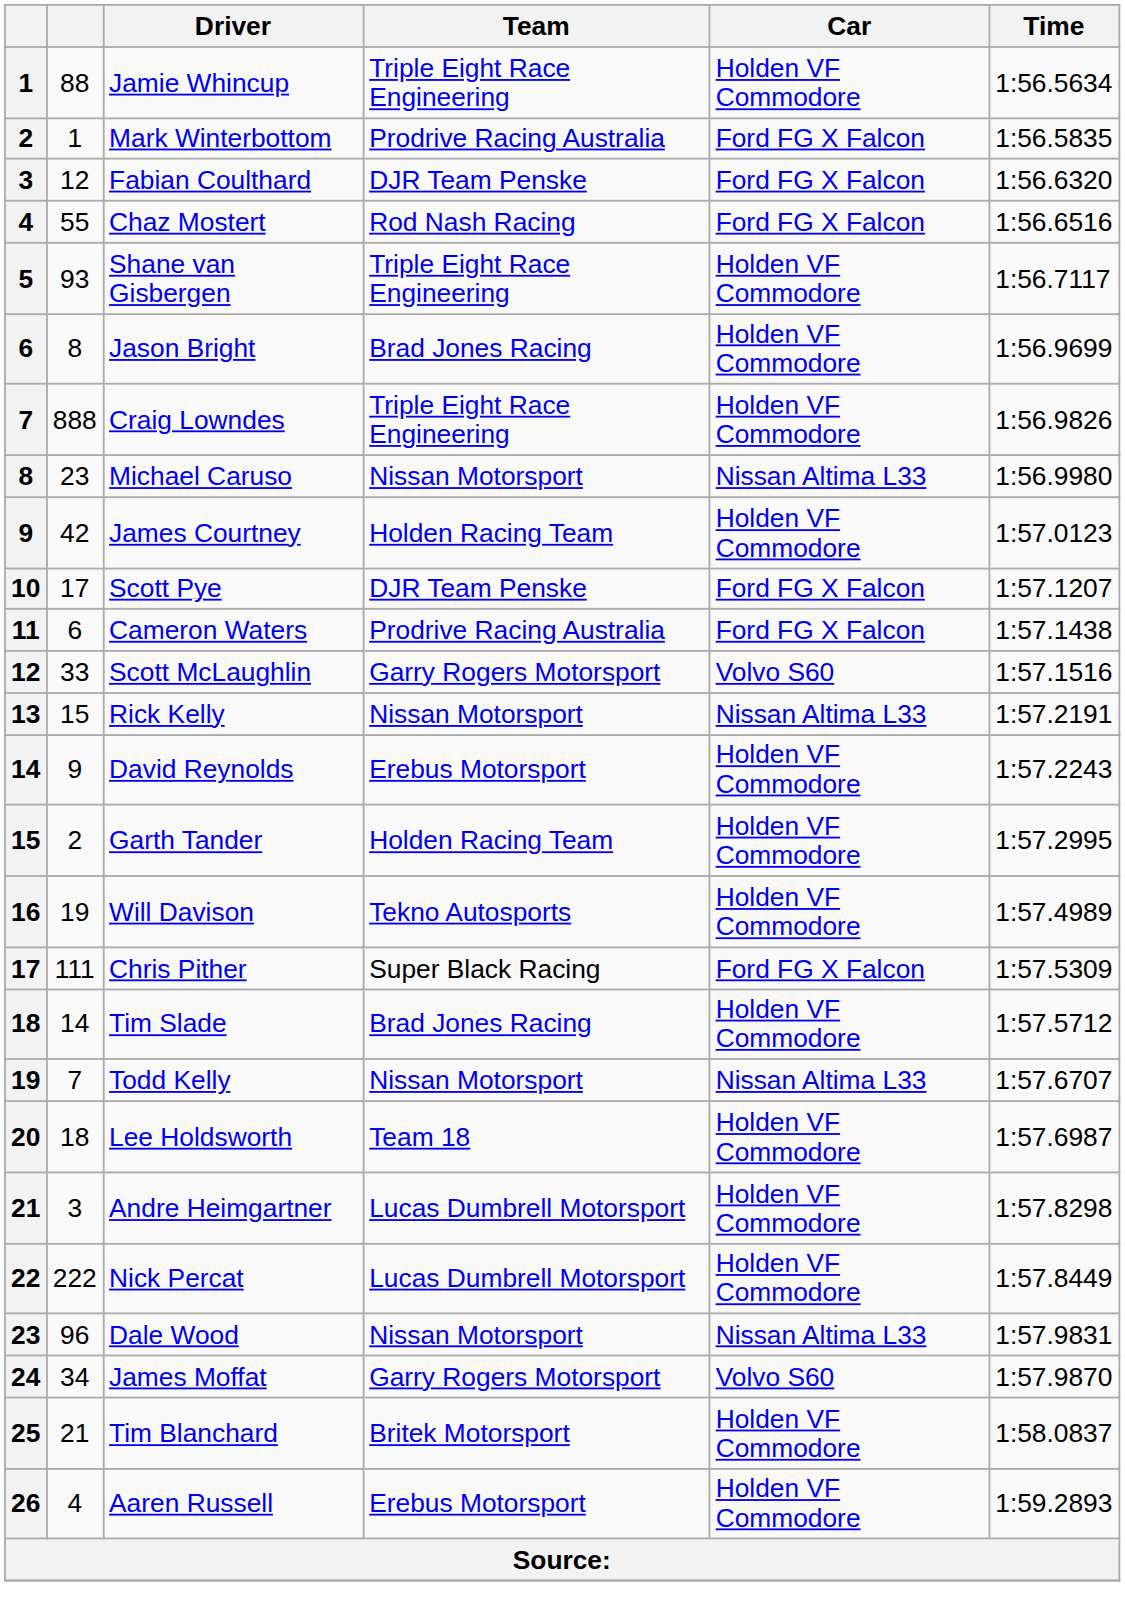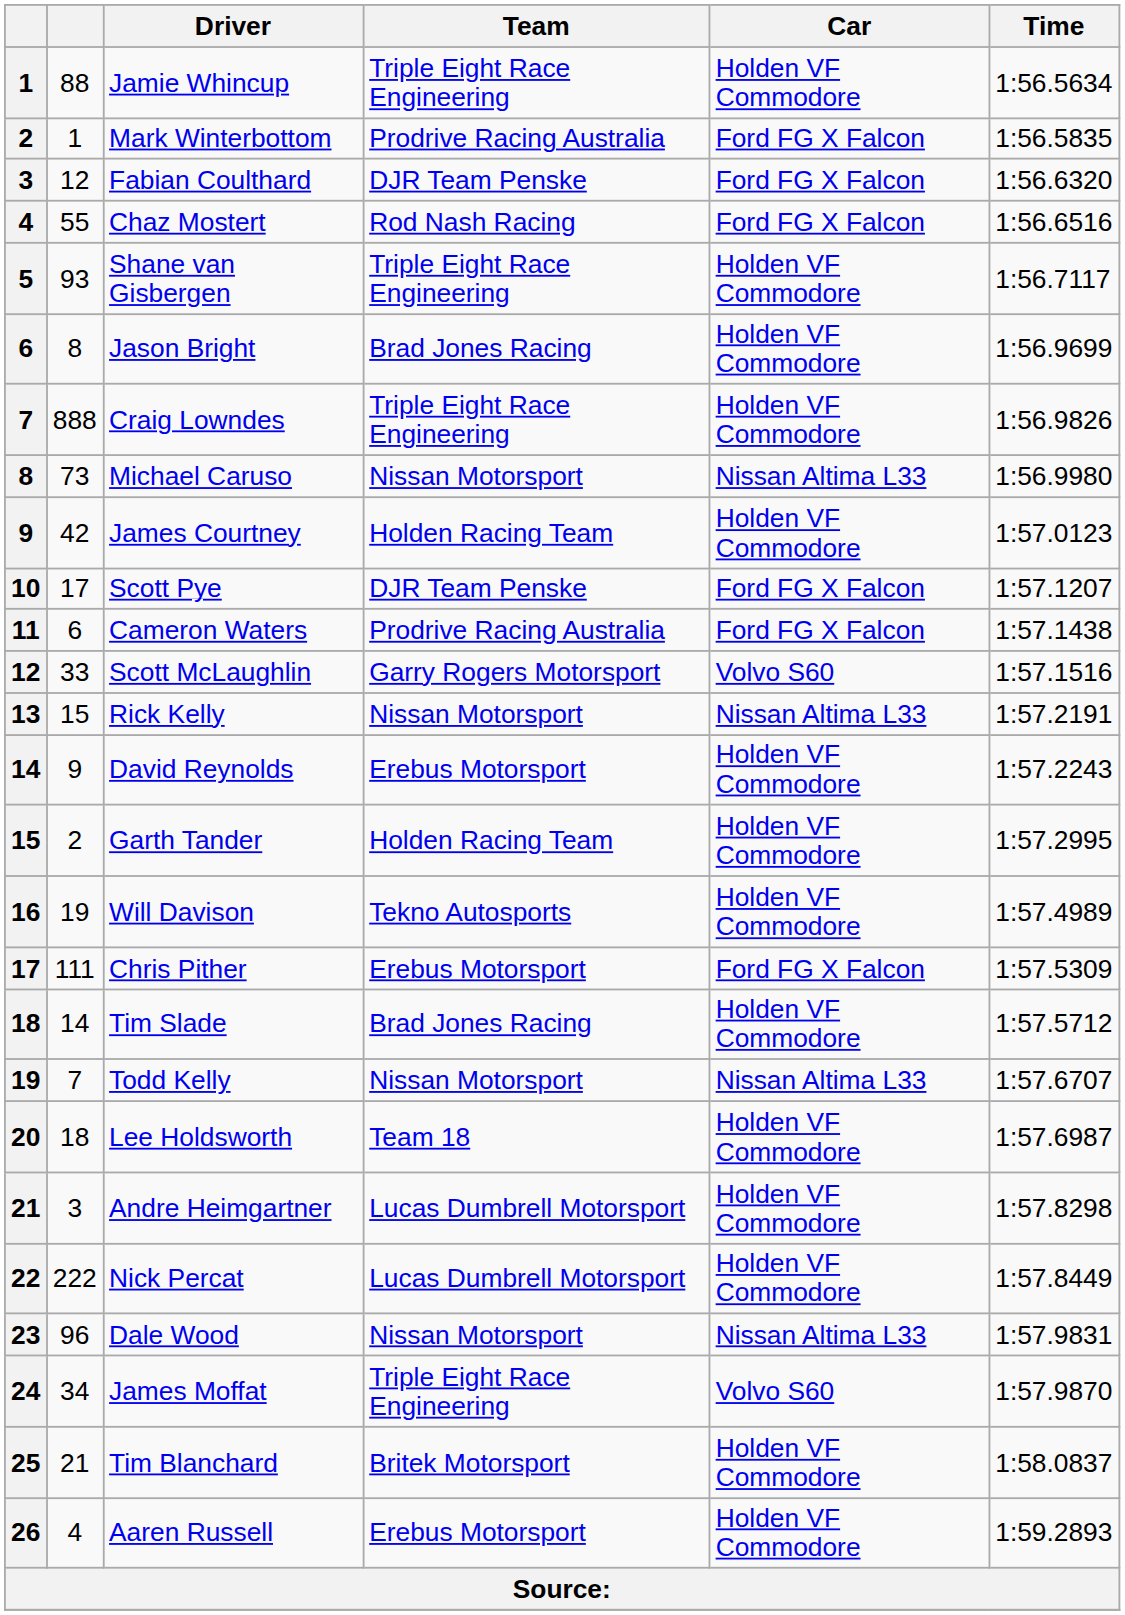(75, 476) 23 -> (75, 476) 73
(485, 968) Super Black Racing -> (478, 968) Erebus Motorsport
(515, 1377) Garry Rogers Motorsport -> (470, 1391) Triple Eight Race Engineering
